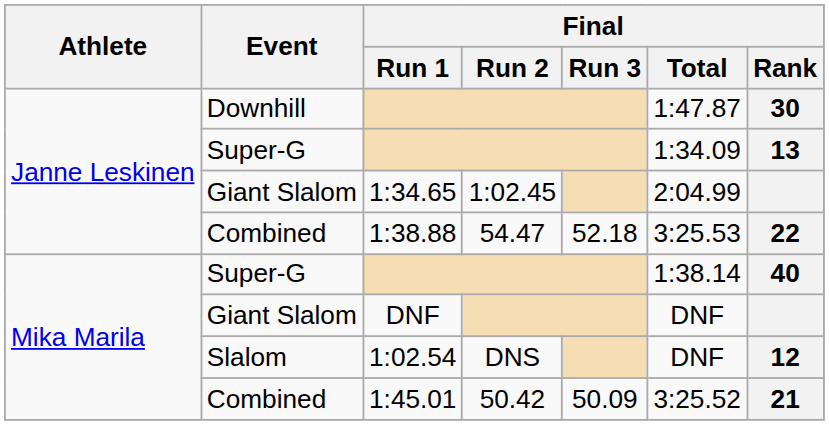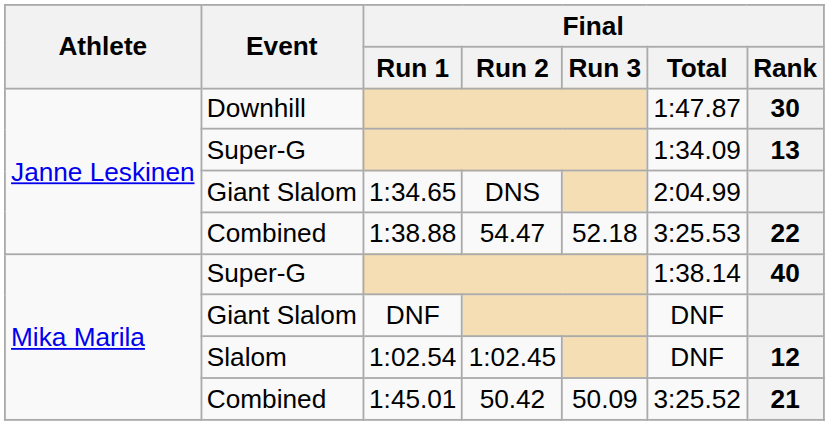(512, 192) 1:02.45 -> (512, 192) DNS
(512, 357) DNS -> (512, 357) 1:02.45
